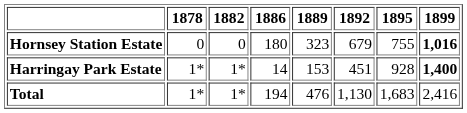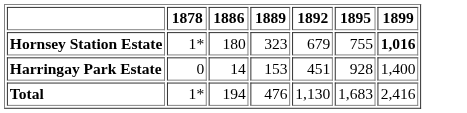- column: (229, 18)
(200, 43) 0 -> (196, 43) 1*
(196, 69) 1* -> (200, 69) 0
(440, 69) bold -> (398, 69) normal
